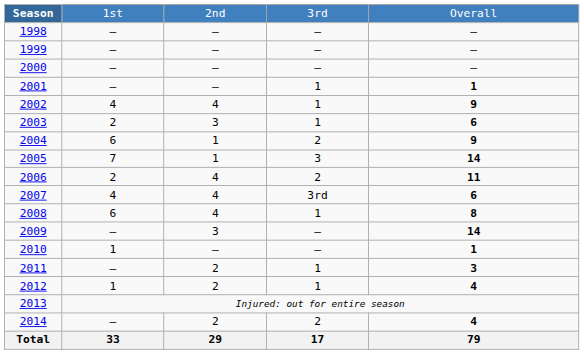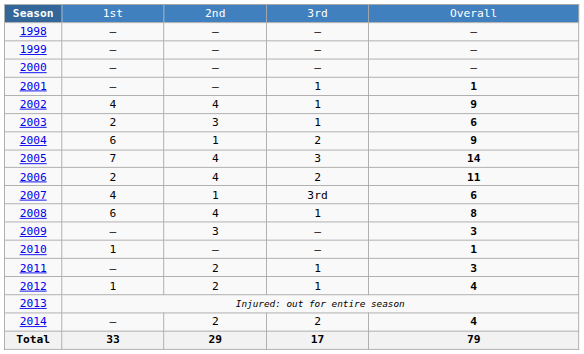(215, 159) 1 -> (215, 159) 4
(215, 195) 4 -> (215, 195) 1
(474, 232) 14 -> (474, 232) 3
